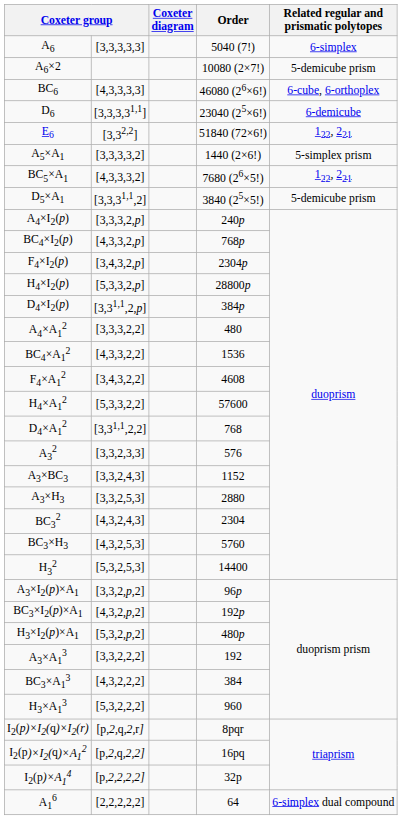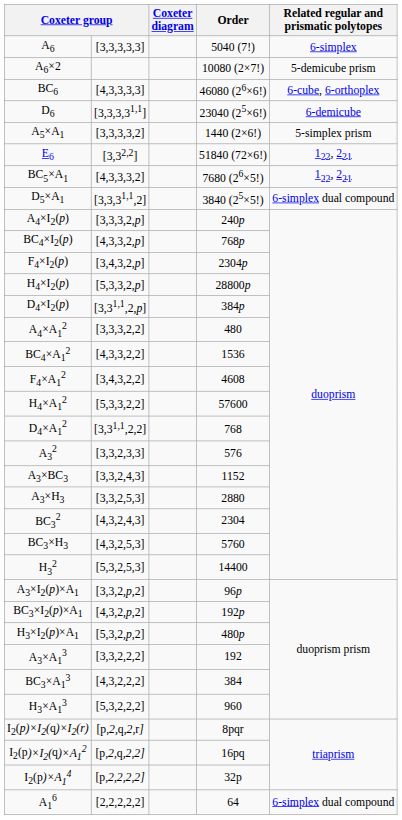rows swapped: (48, 133) <-> (48, 155)
(333, 198) 5-demicube prism -> (333, 198) 6-simplex dual compound
